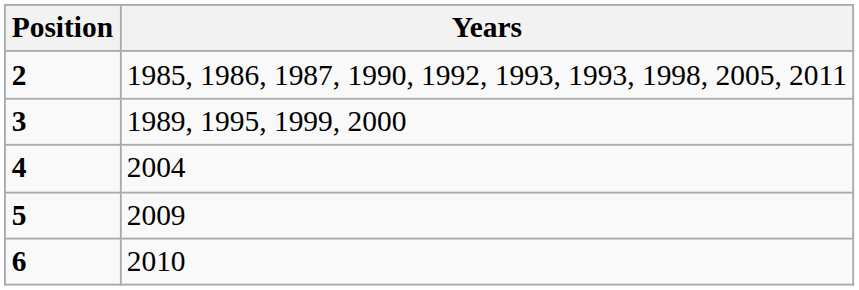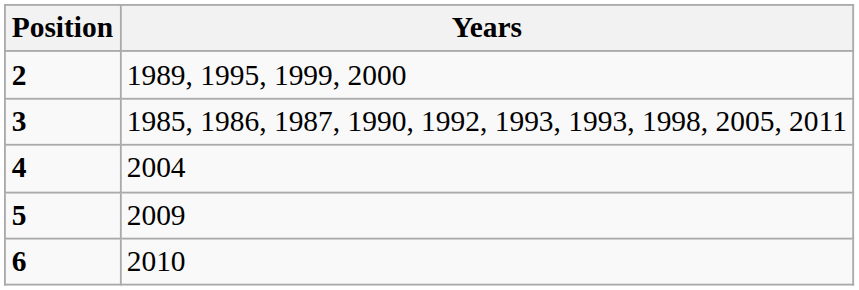(487, 74) 1985, 1986, 1987, 1990, 1992, 1993, 1993, 1998, 2005, 2011 -> (267, 74) 1989, 1995, 1999, 2000
(267, 121) 1989, 1995, 1999, 2000 -> (487, 121) 1985, 1986, 1987, 1990, 1992, 1993, 1993, 1998, 2005, 2011
